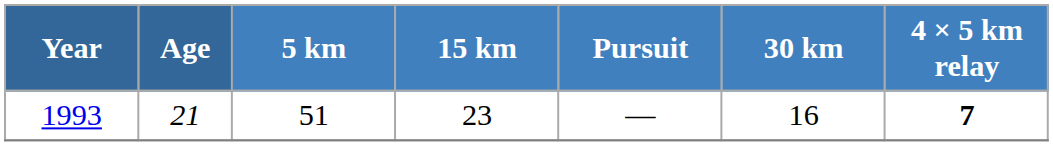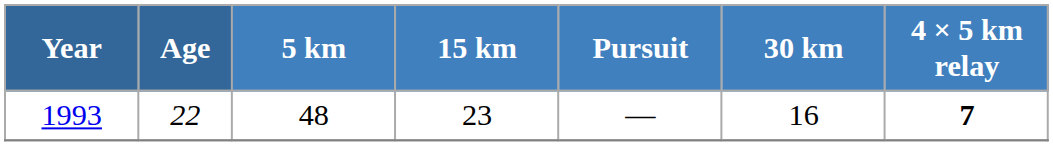(185, 115) 21 -> (185, 115) 22
(314, 115) 51 -> (314, 115) 48
